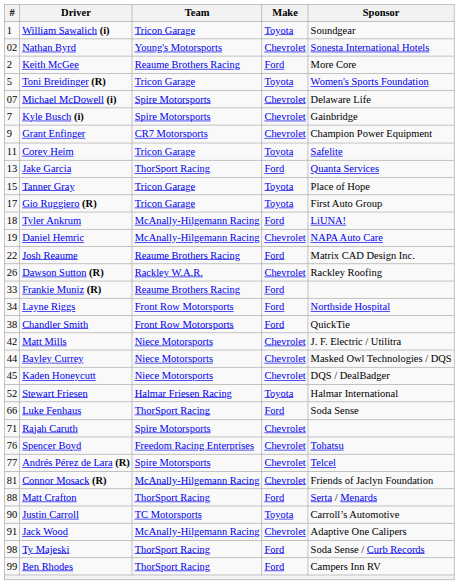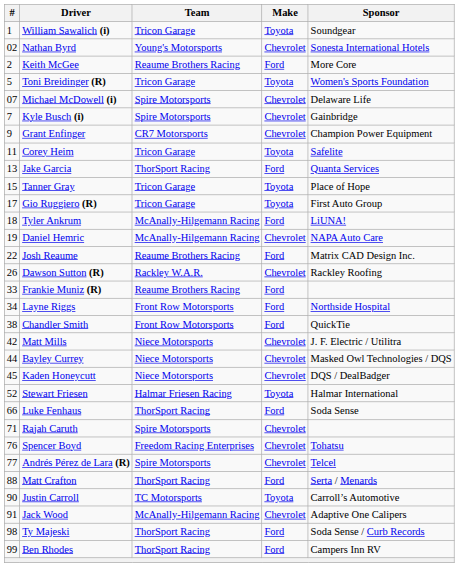- row: (64, 480)
